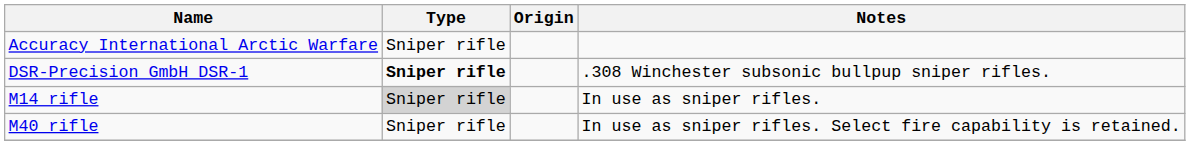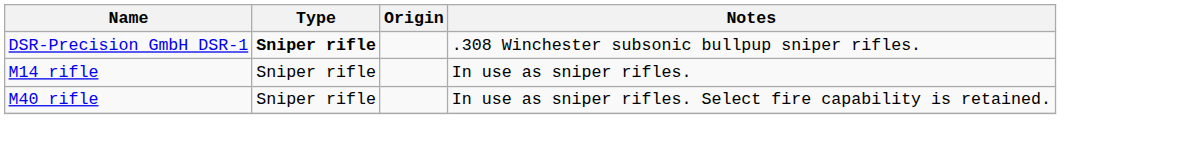- row: (193, 45)
(446, 100) lightgrey background -> (316, 72) no background
